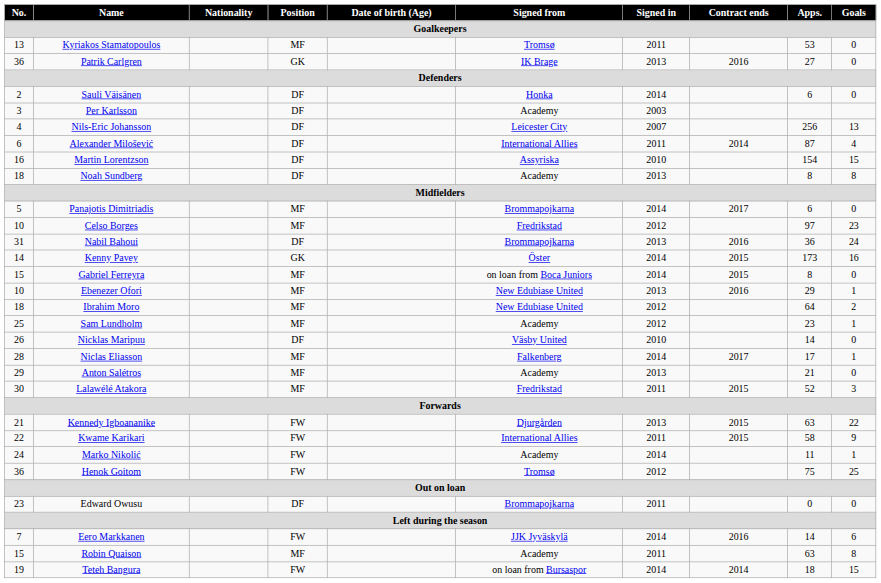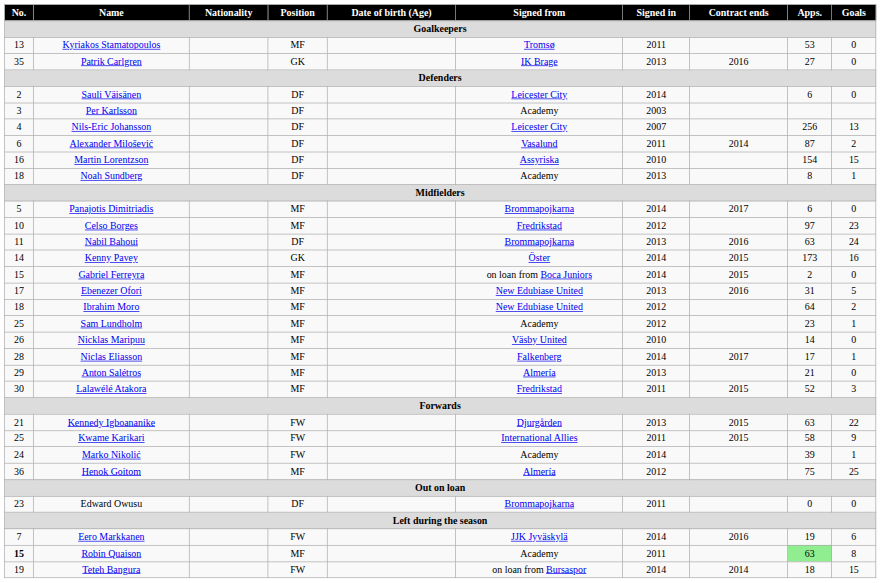(19, 62) 36 -> (19, 62) 35
(539, 95) Honka -> (539, 95) Leicester City
(539, 144) International Allies -> (539, 144) Vasalund
(854, 144) 4 -> (854, 144) 2
(854, 176) 8 -> (854, 176) 1
(19, 242) 31 -> (19, 242) 11
(810, 242) 36 -> (810, 242) 63
(810, 275) 8 -> (810, 275) 2
(19, 291) 10 -> (19, 291) 17
(810, 291) 29 -> (810, 291) 31
(854, 291) 1 -> (854, 291) 5
(298, 340) DF -> (298, 340) MF
(539, 373) Academy -> (539, 373) Almería
(19, 439) 22 -> (19, 439) 25
(810, 455) 11 -> (810, 455) 39
(298, 471) FW -> (298, 471) MF
(539, 471) Tromsø -> (539, 471) Almería
(810, 537) 14 -> (810, 537) 19
(19, 553) normal -> (19, 553) bold
(810, 553) no background -> (810, 553) lightgreen background
